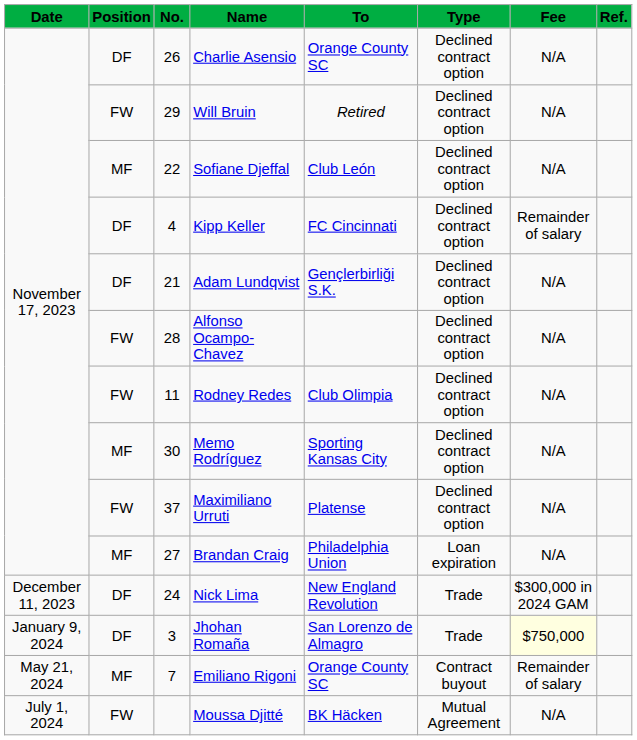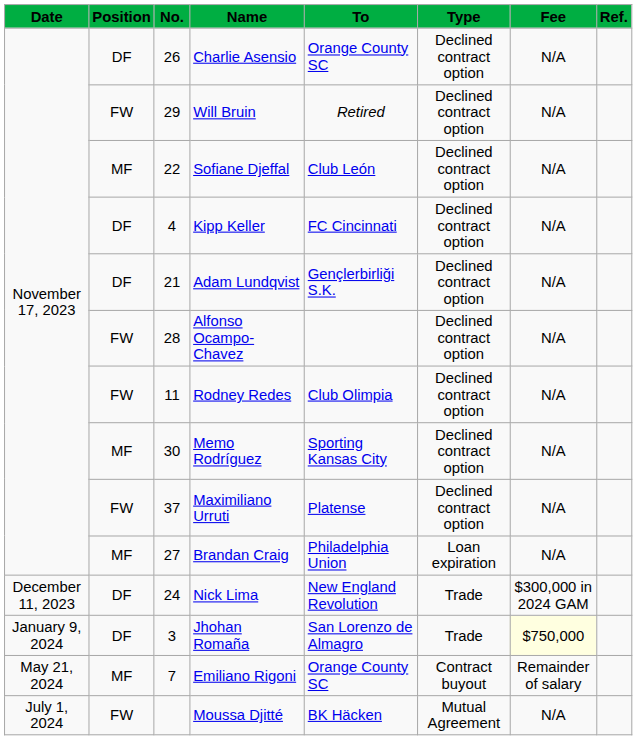(553, 226) Remainder of salary -> (553, 226) N/A
